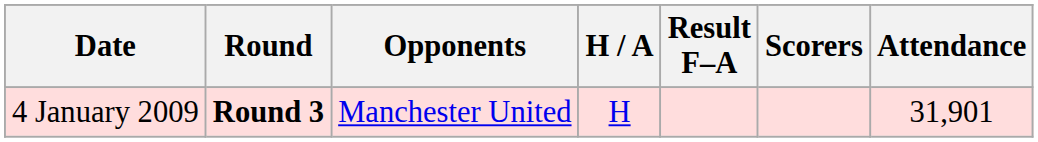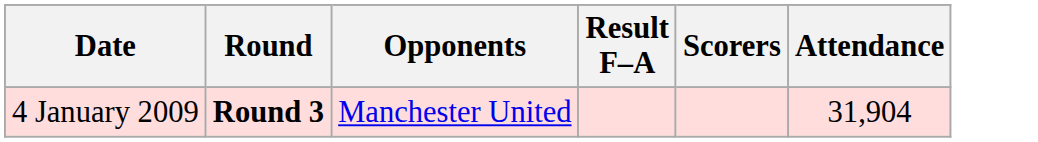- column: (620, 45)
(952, 111) 31,901 -> (870, 111) 31,904
